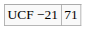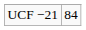(71, 15) 71 -> (71, 15) 84
